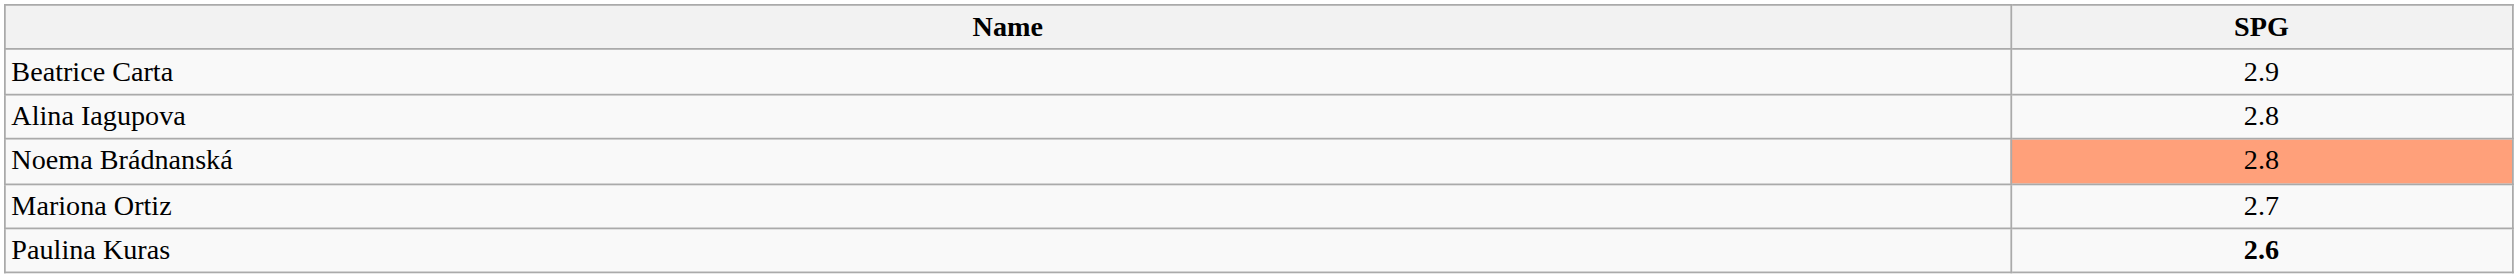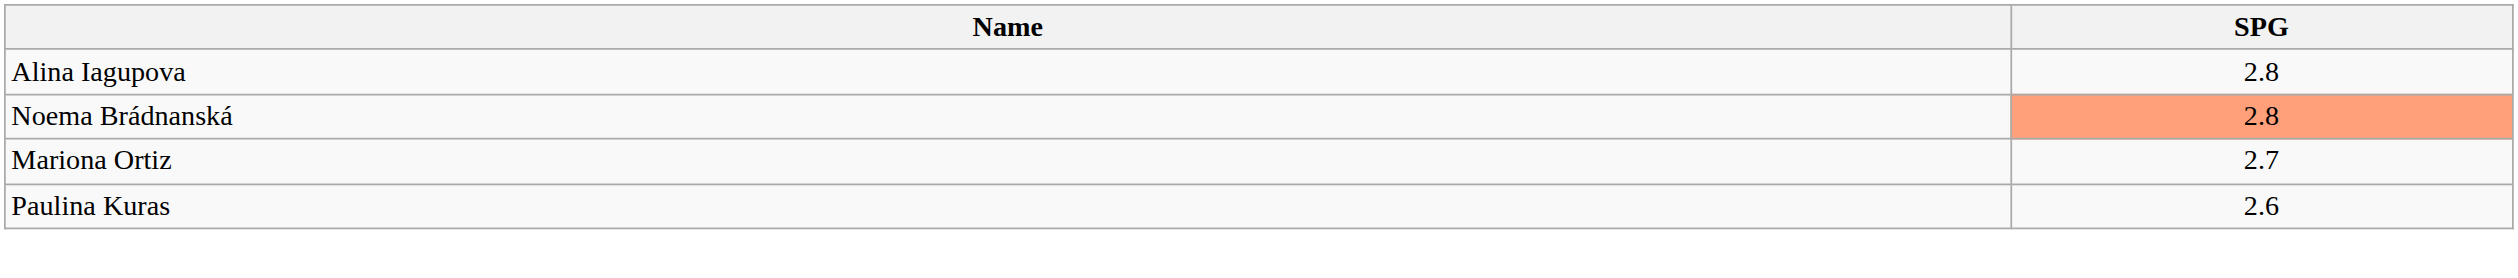- row: (92, 71)
(2261, 250) bold -> (2261, 205) normal
